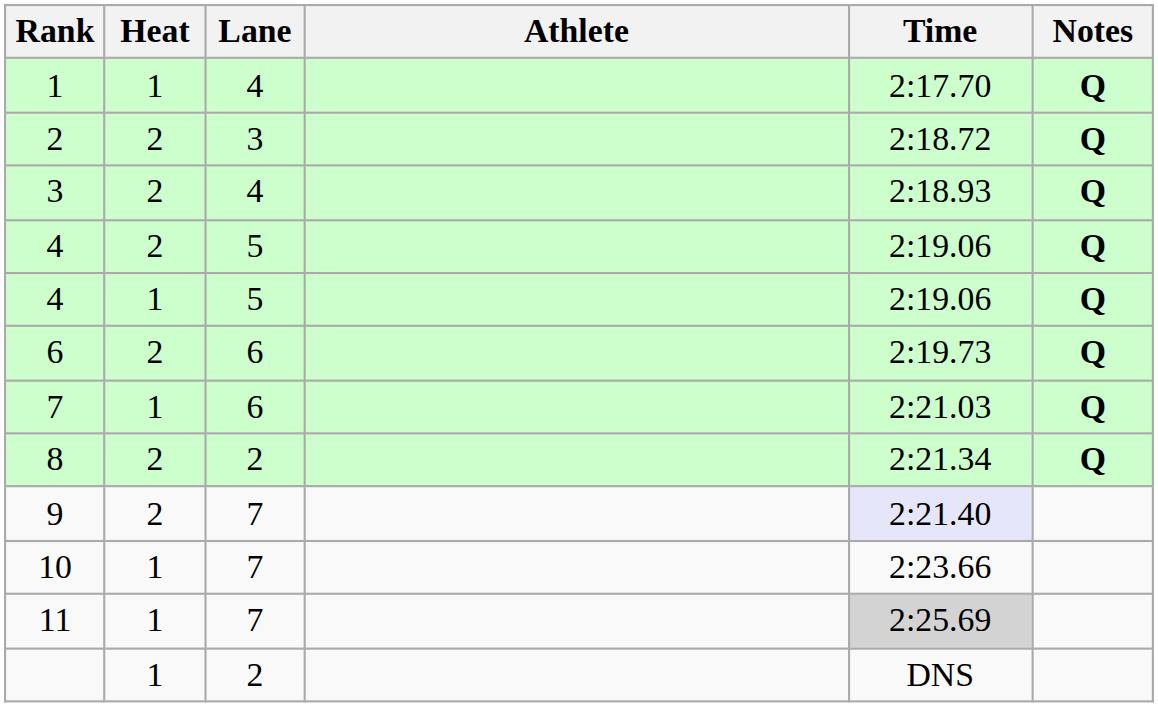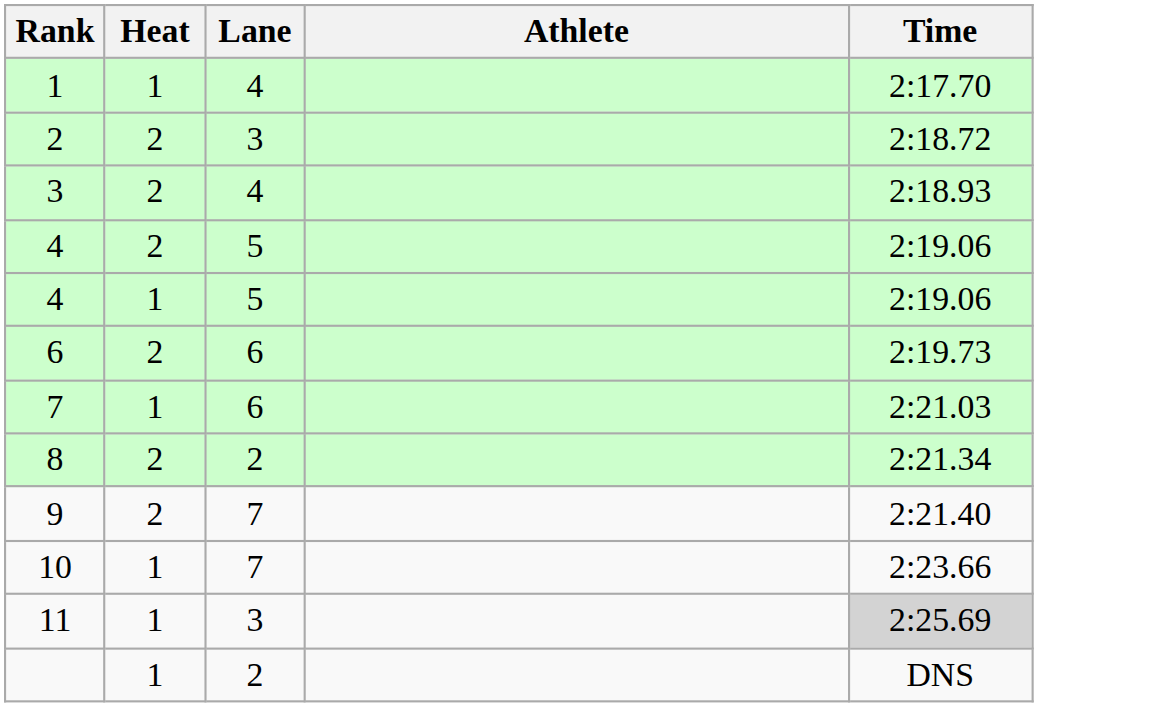- column: (1093, 31)
(940, 513) lavender background -> (940, 513) no background
(255, 620) 7 -> (255, 620) 3
